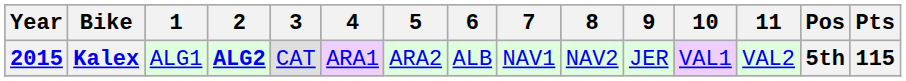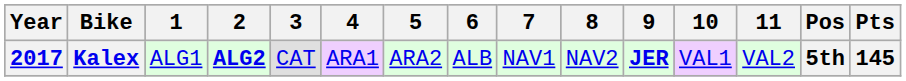(36, 59) 2015 -> (36, 59) 2017
(649, 59) normal -> (649, 59) bold
(875, 59) 115 -> (875, 59) 145
